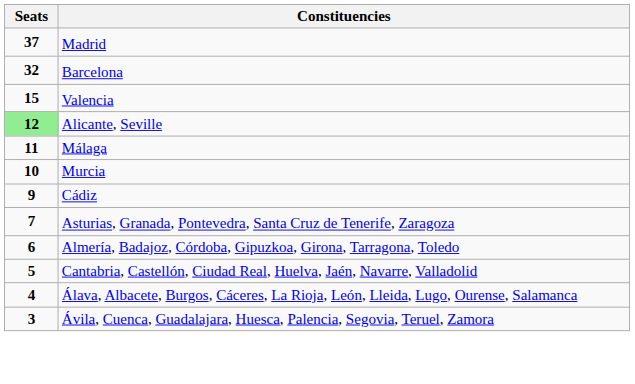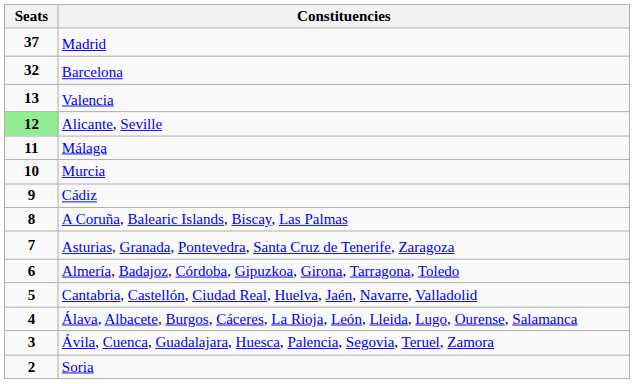(31, 98) 15 -> (31, 98) 13
+ row: (205, 219)
+ row: (78, 366)
